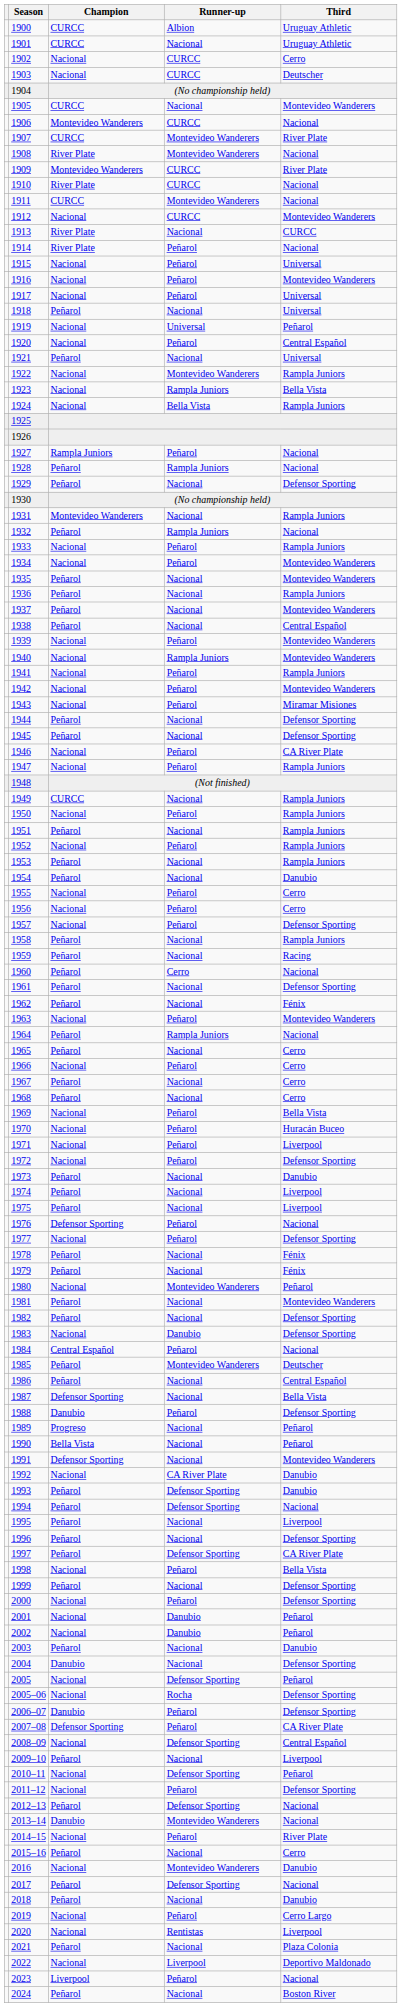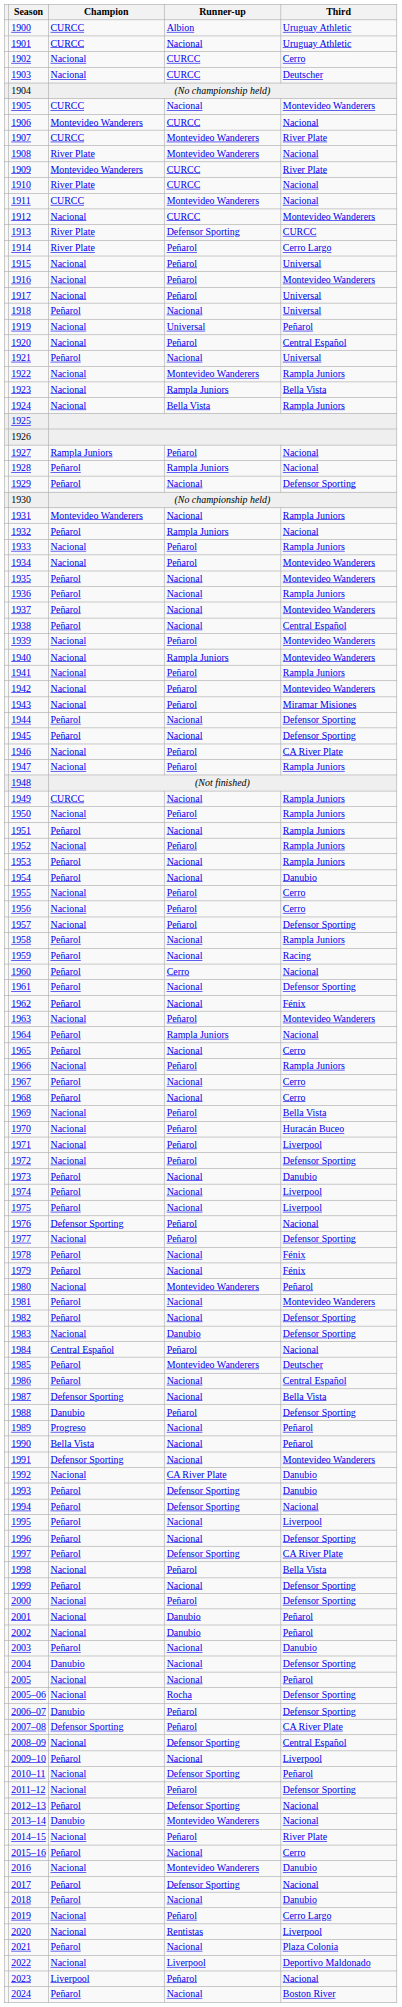(185, 232) Nacional -> (203, 232) Defensor Sporting
(301, 248) Nacional -> (307, 248) Cerro Largo
(294, 1066) Cerro -> (314, 1066) Rampla Juniors
(203, 1680) Defensor Sporting -> (185, 1680) Nacional
